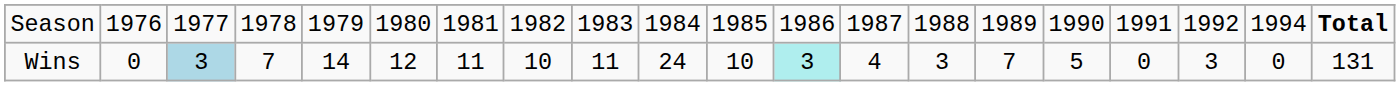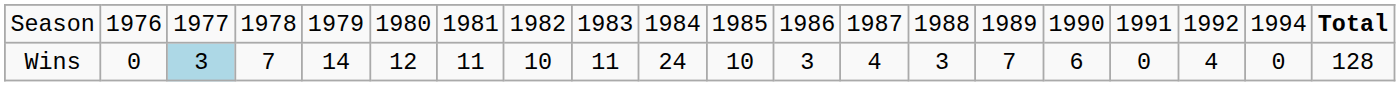(807, 62) paleturquoise background -> (807, 62) no background
(1077, 62) 5 -> (1077, 62) 6
(1211, 62) 3 -> (1211, 62) 4
(1353, 62) 131 -> (1353, 62) 128
